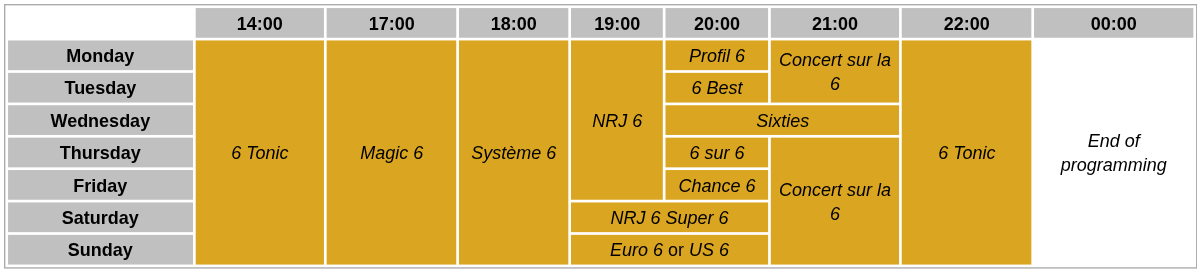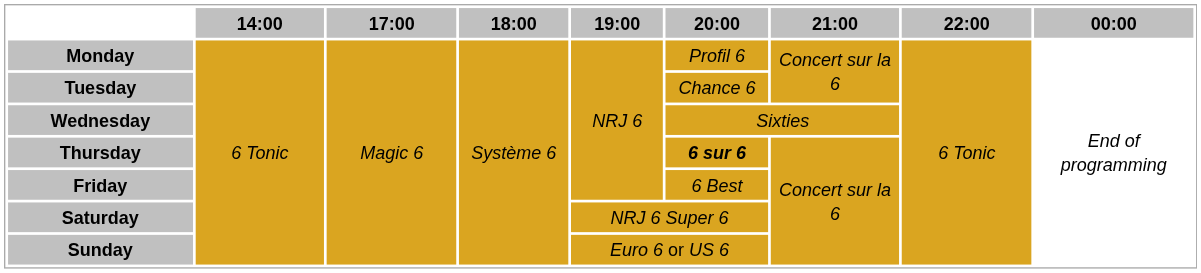(717, 88) 6 Best -> (717, 88) Chance 6
(717, 153) normal -> (717, 152) bold
(717, 186) Chance 6 -> (717, 186) 6 Best
